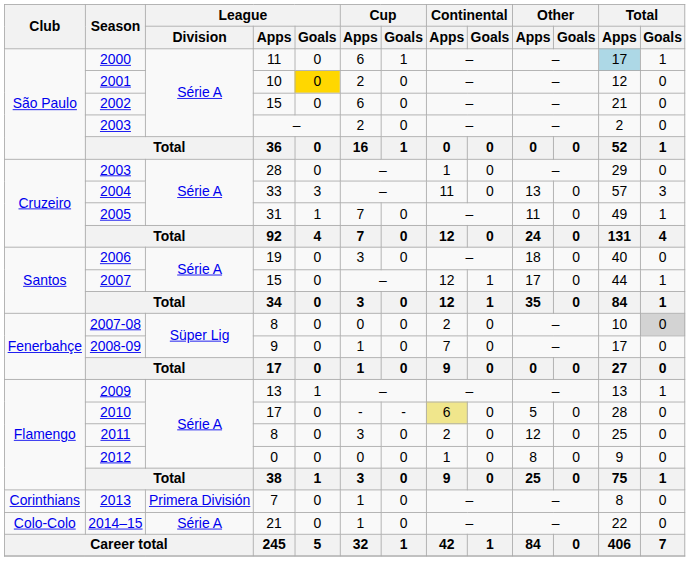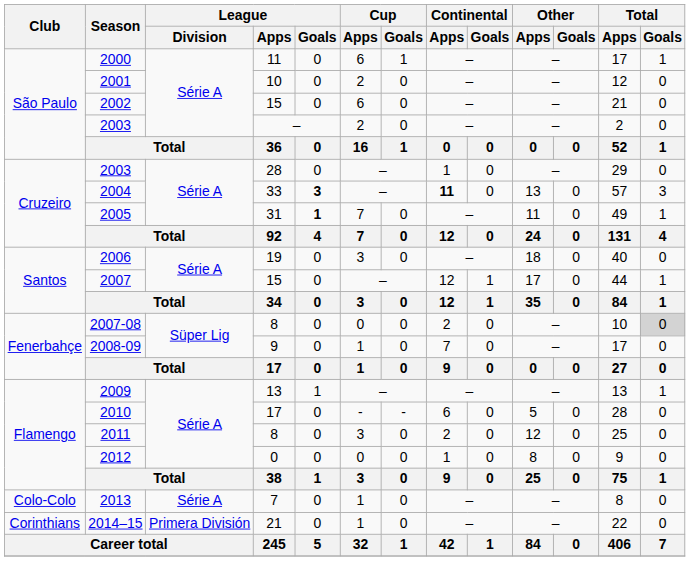(619, 59) lightblue background -> (619, 59) no background
(317, 81) gold background -> (317, 81) no background
(317, 192) normal -> (317, 192) bold
(447, 192) normal -> (447, 192) bold
(317, 214) normal -> (317, 214) bold
(447, 412) khaki background -> (447, 412) no background
(45, 501) Corinthians -> (45, 501) Colo-Colo
(200, 501) Primera División -> (200, 501) Série A
(45, 523) Colo-Colo -> (45, 523) Corinthians
(200, 523) Série A -> (200, 523) Primera División
